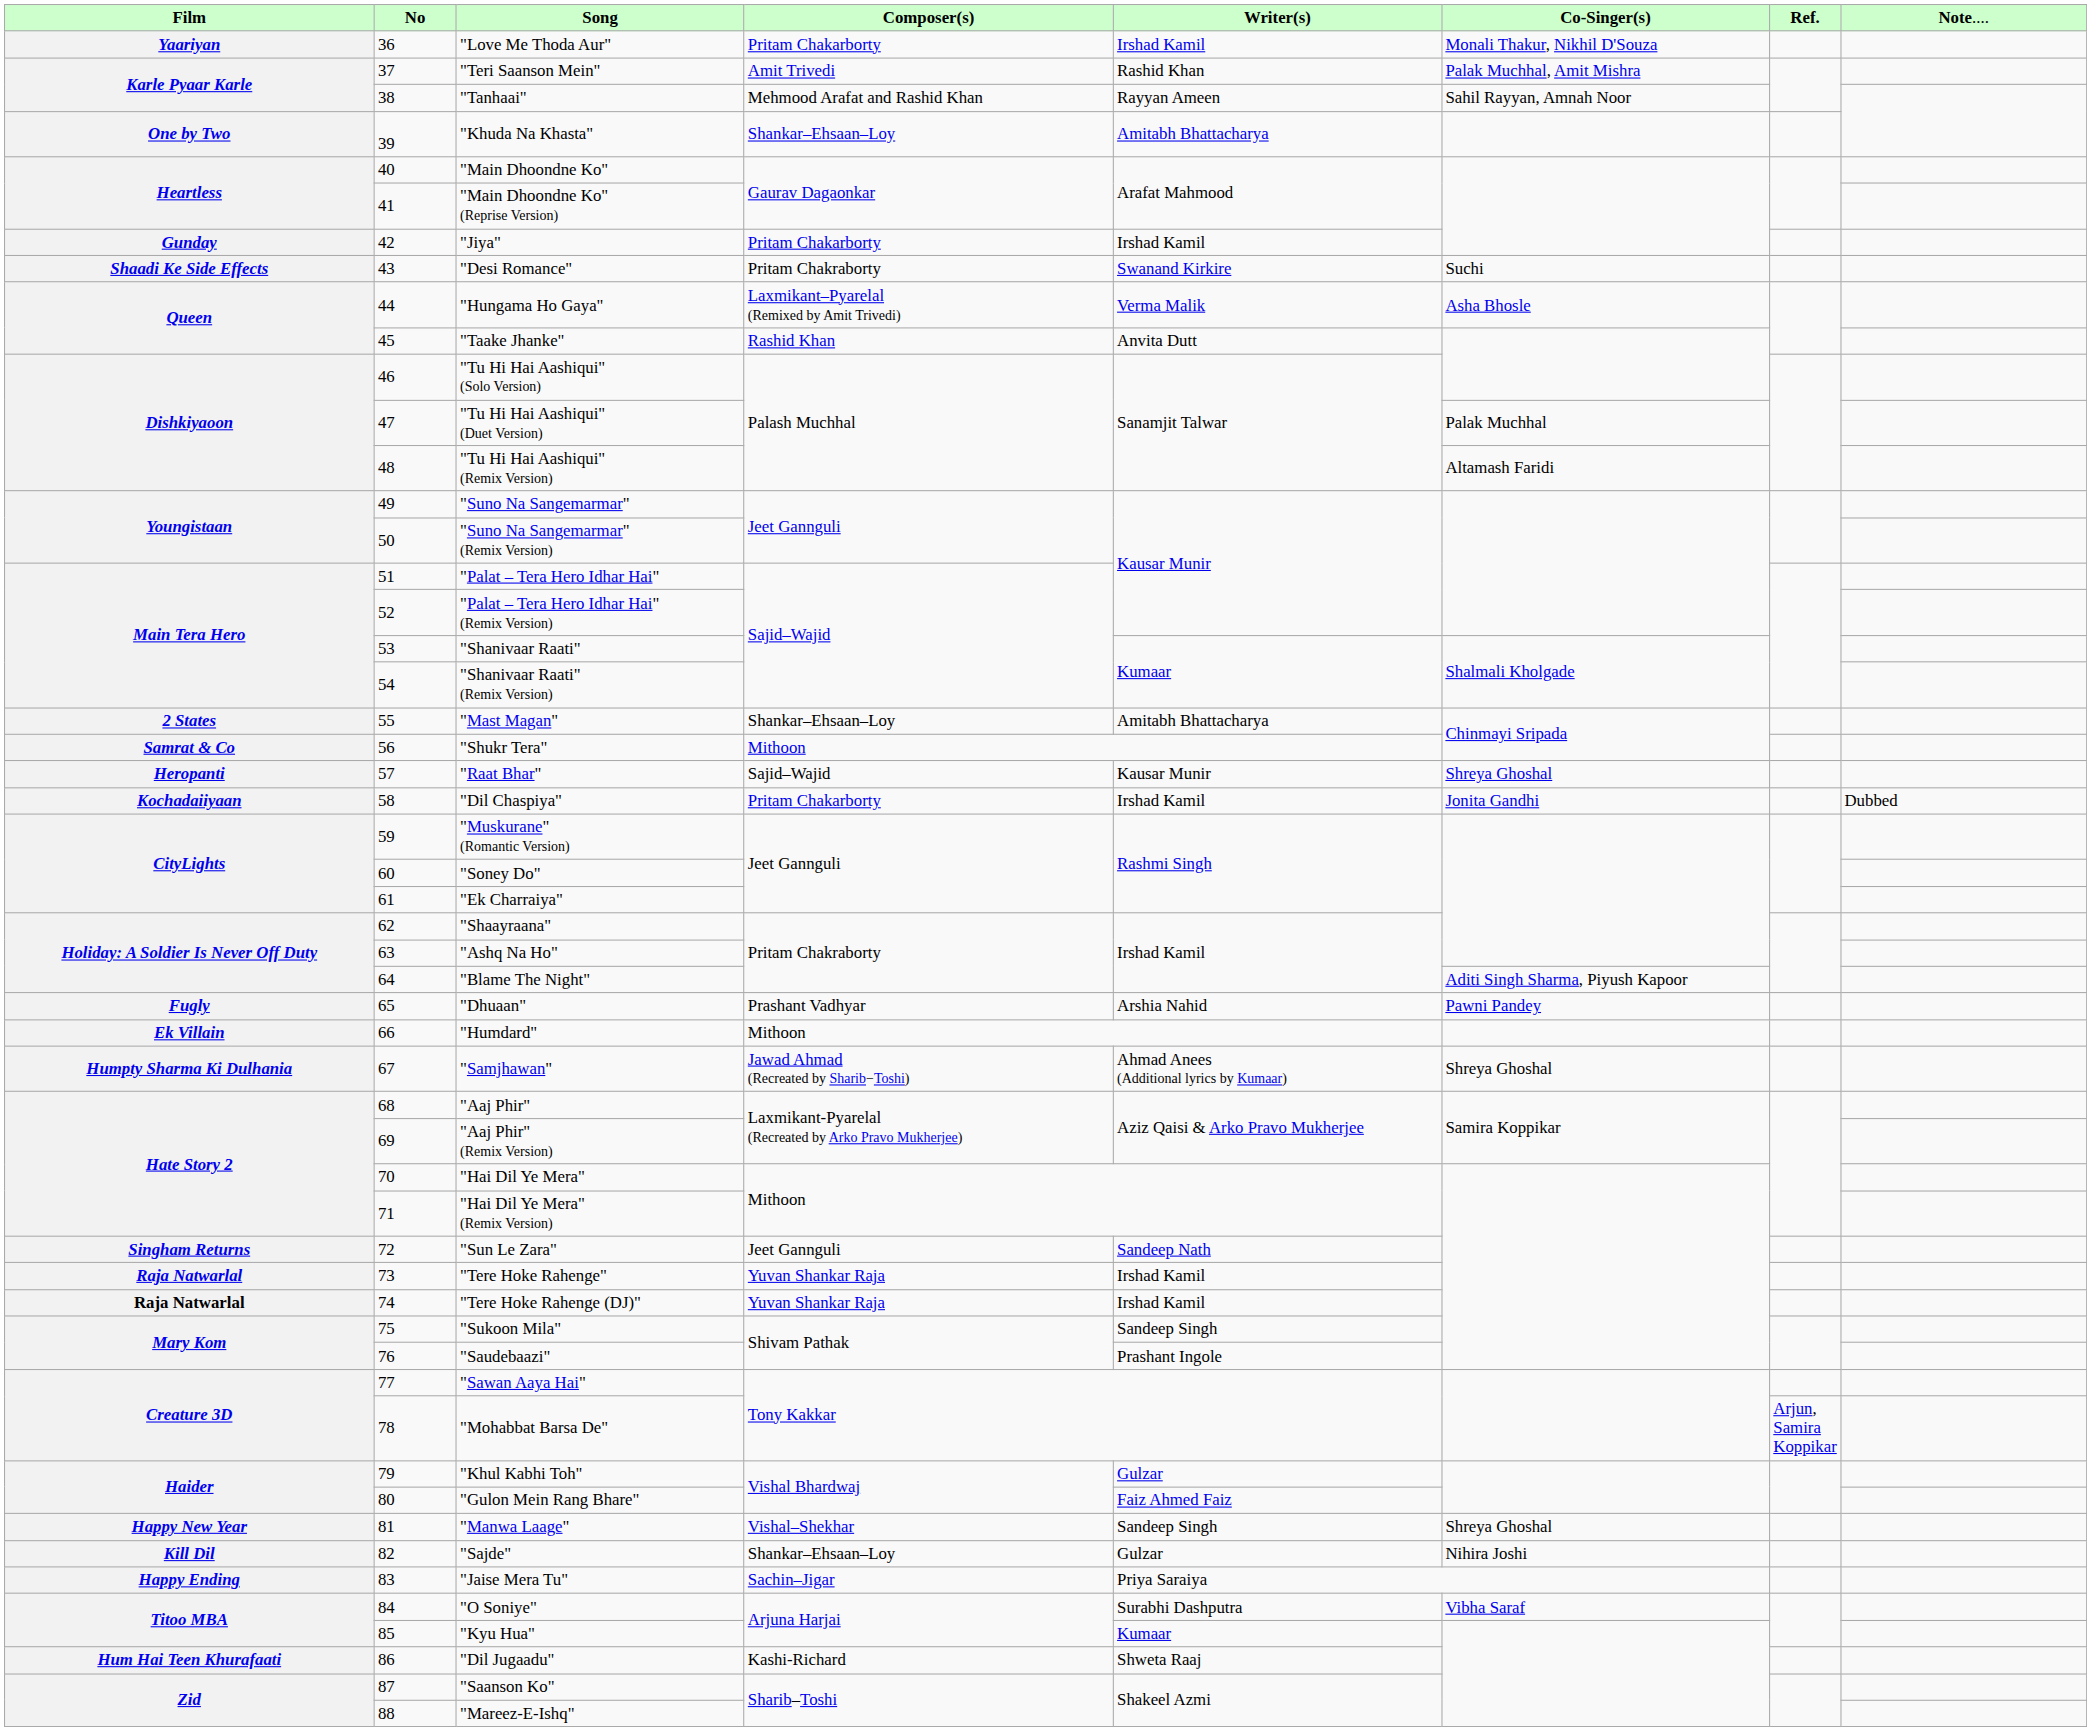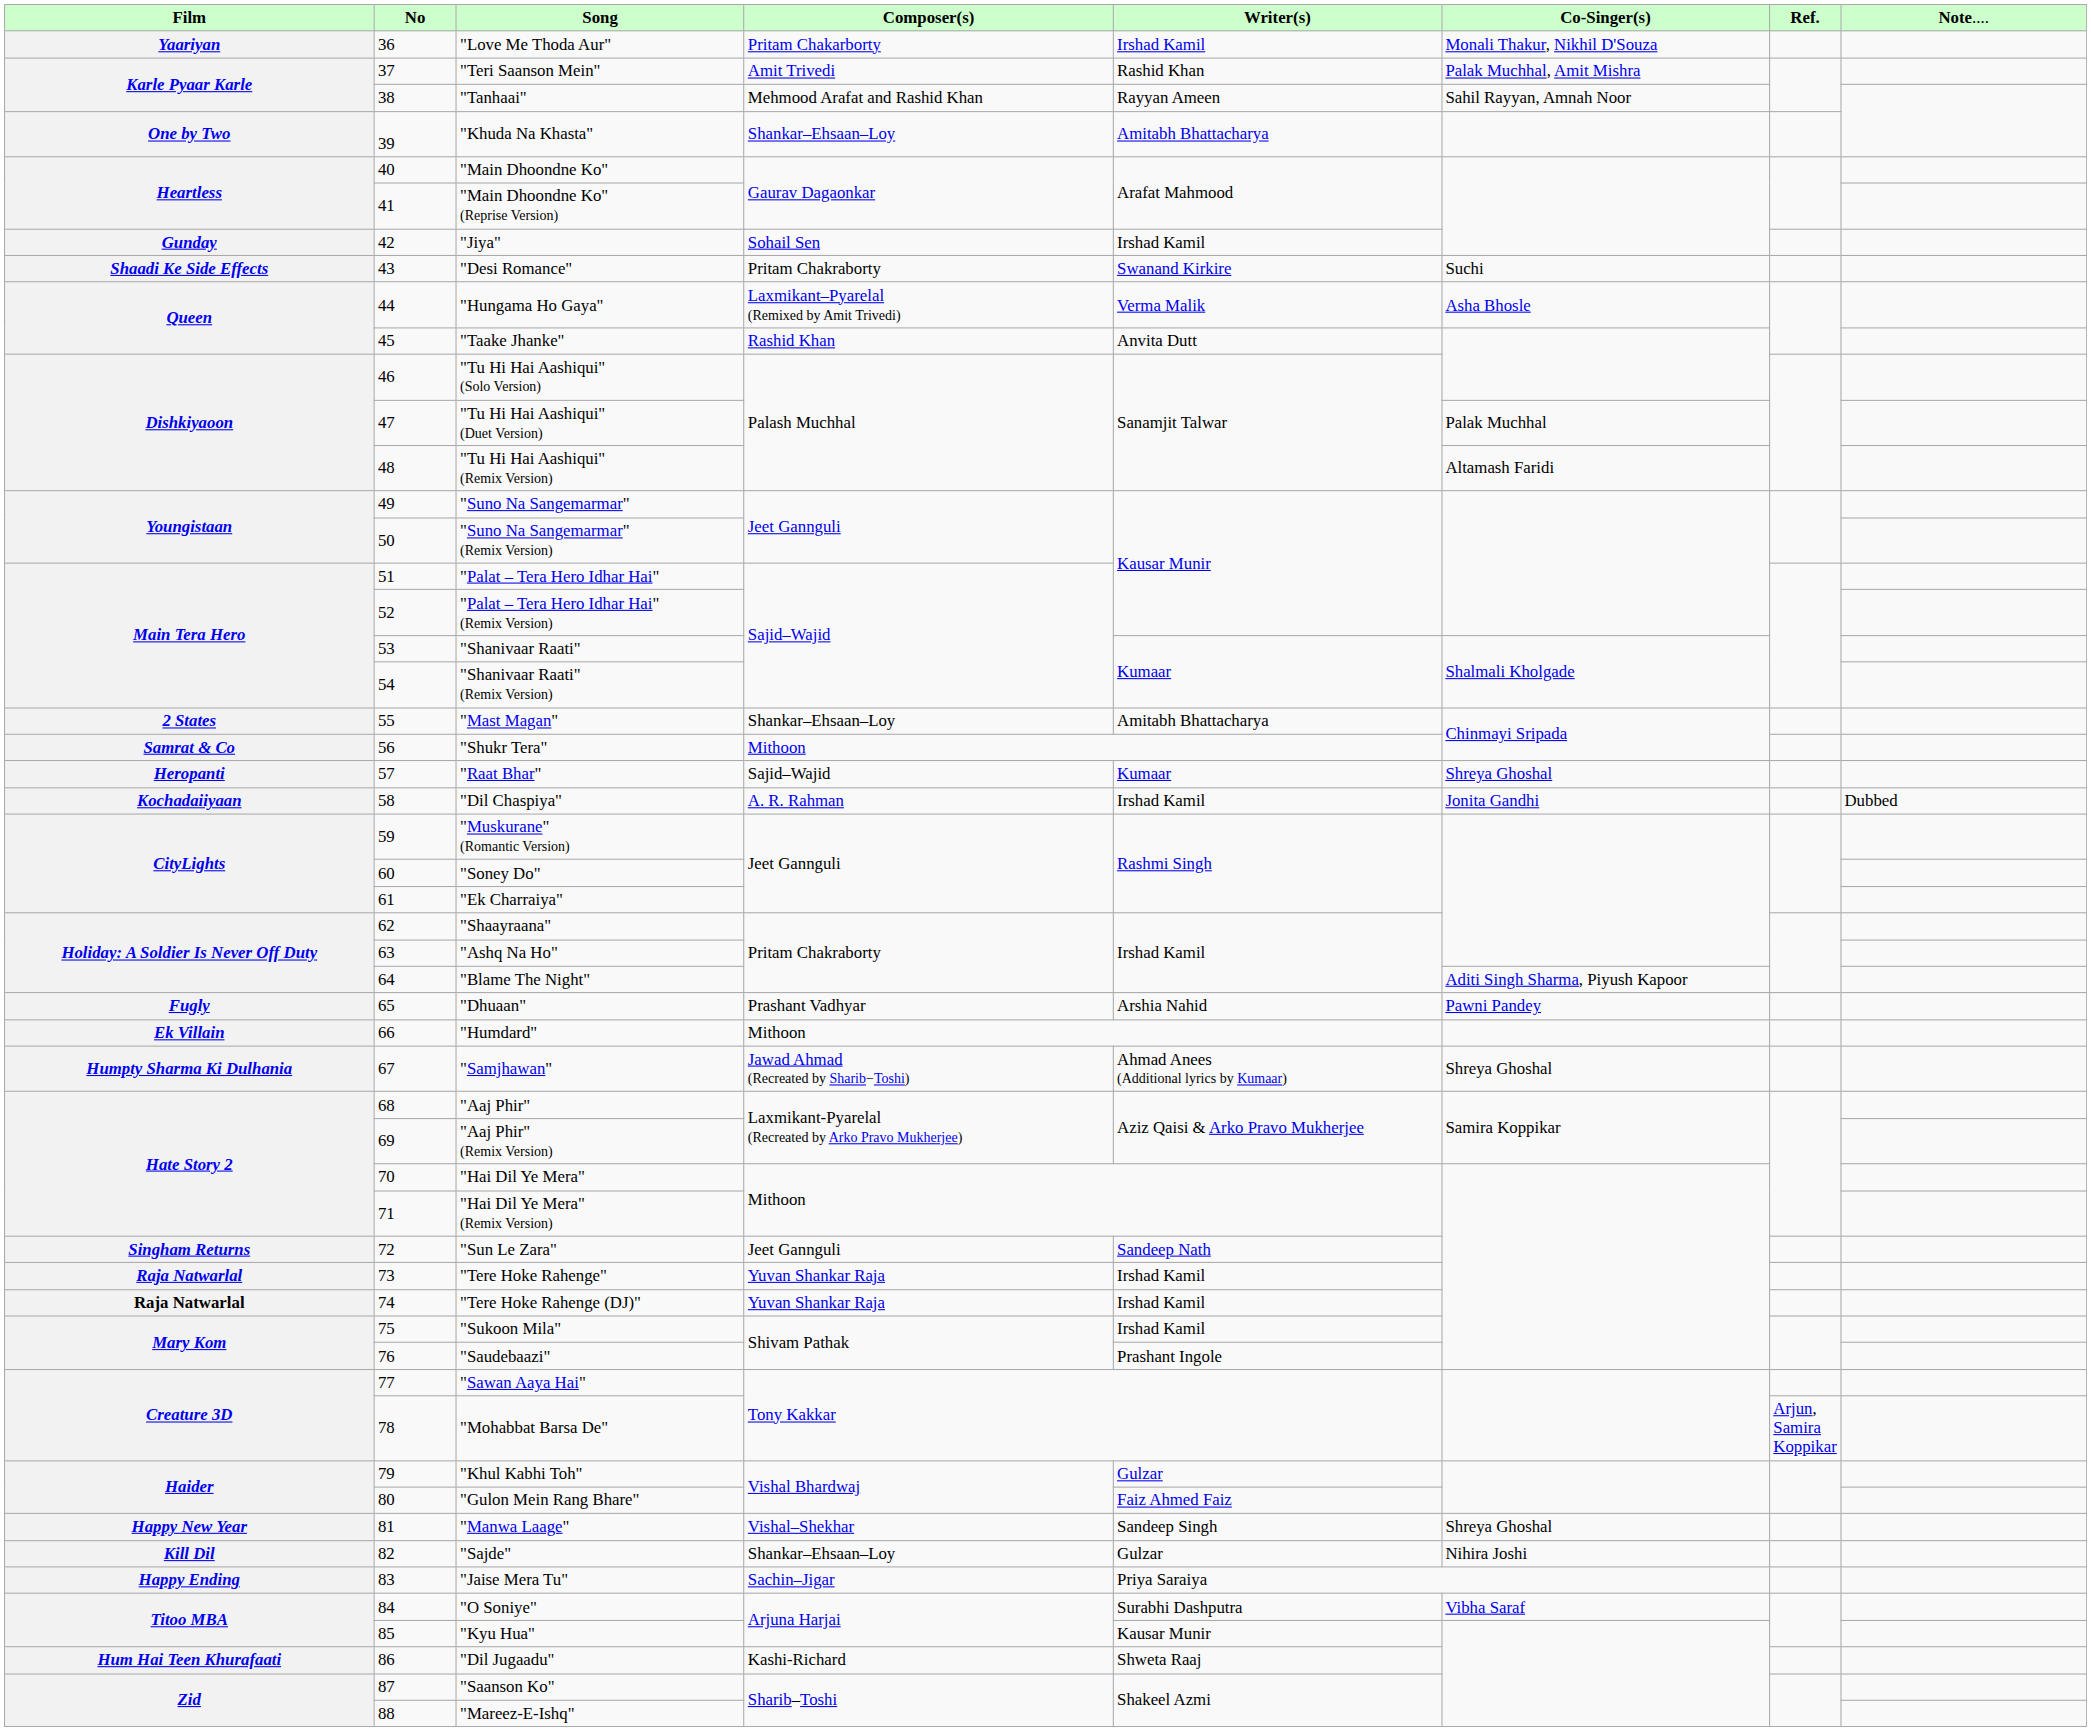(814, 242) Pritam Chakarborty -> (784, 242) Sohail Sen
(1164, 774) Kausar Munir -> (1144, 774) Kumaar
(814, 800) Pritam Chakarborty -> (796, 800) A. R. Rahman
(1167, 1329) Sandeep Singh -> (1161, 1329) Irshad Kamil
(1144, 1633) Kumaar -> (1164, 1633) Kausar Munir
